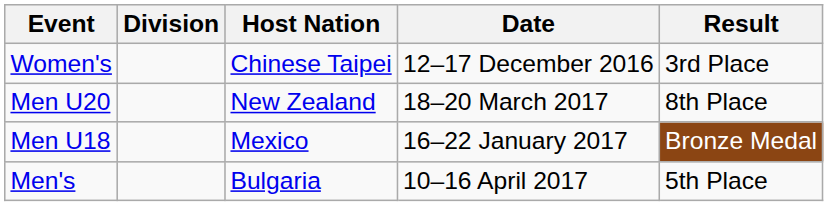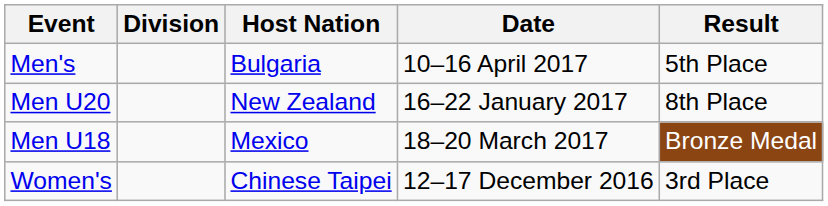rows swapped: (43, 180) <-> (61, 63)
(506, 102) 18–20 March 2017 -> (515, 102) 16–22 January 2017
(515, 141) 16–22 January 2017 -> (506, 141) 18–20 March 2017
